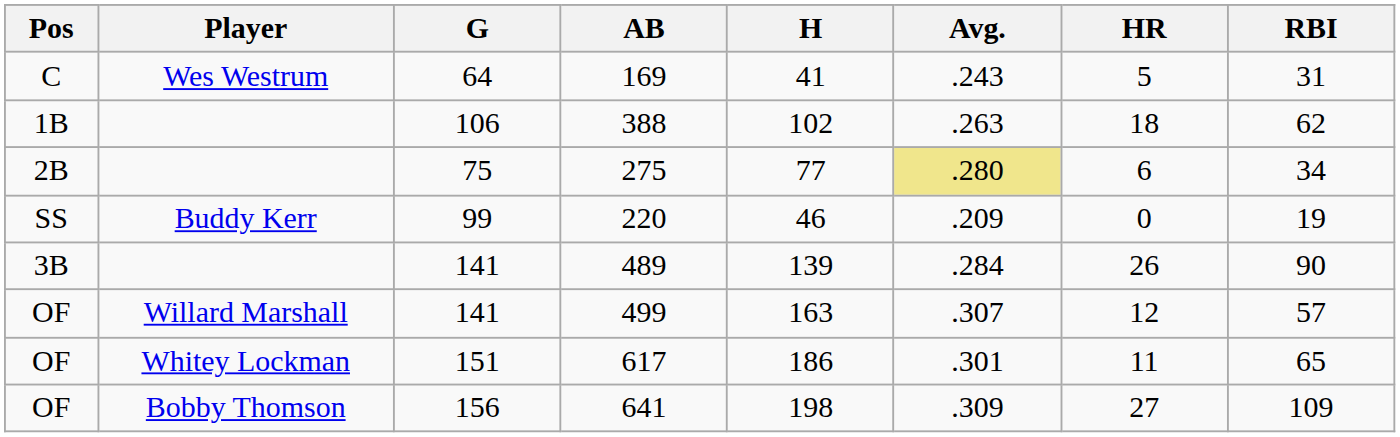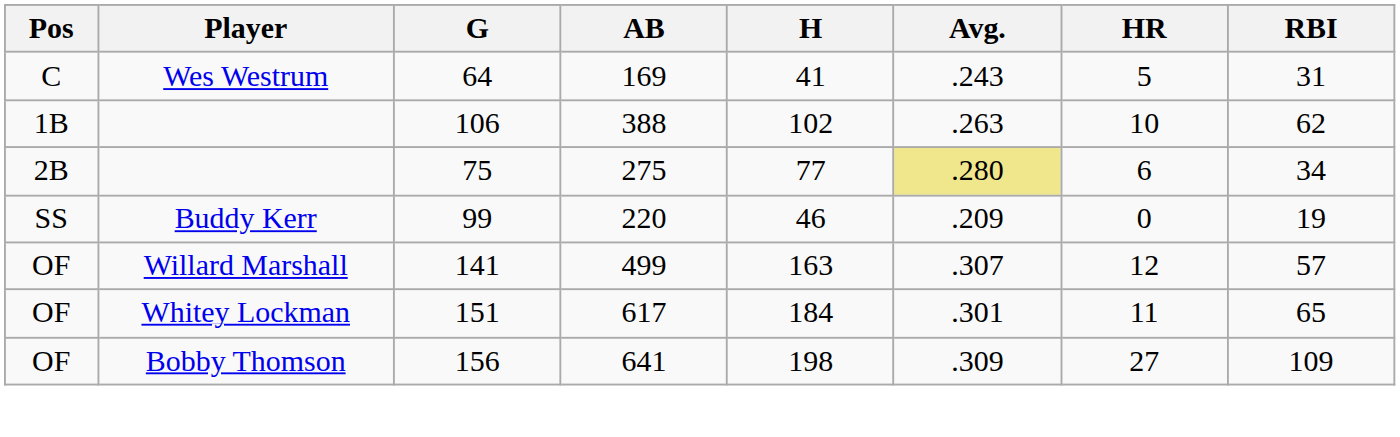(1144, 123) 18 -> (1144, 123) 10
- row: (644, 265)
(811, 360) 186 -> (811, 312) 184
